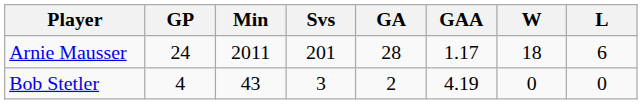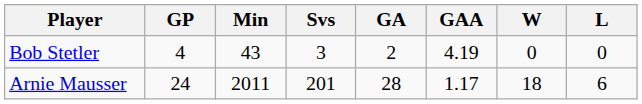rows swapped: (68, 51) <-> (54, 83)
